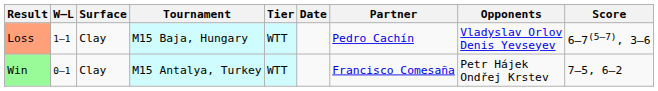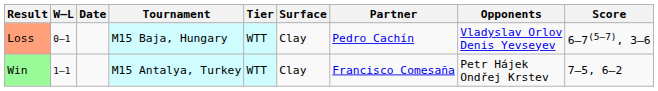columns swapped: (313, 14) <-> (103, 14)
(62, 39) 1–1 -> (62, 39) 0–1
(62, 71) 0–1 -> (62, 71) 1–1
